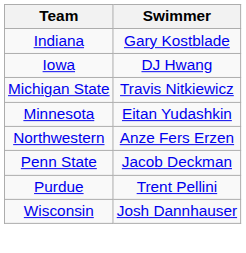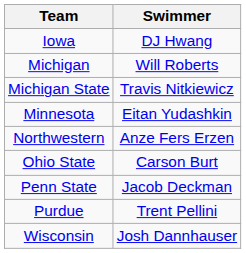- row: (59, 41)
+ row: (59, 65)
+ row: (59, 162)
